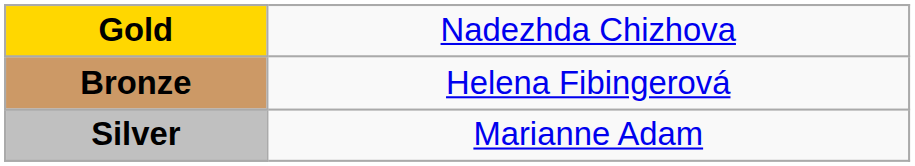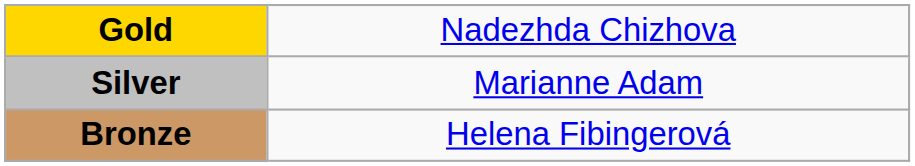rows swapped: (136, 134) <-> (136, 82)
